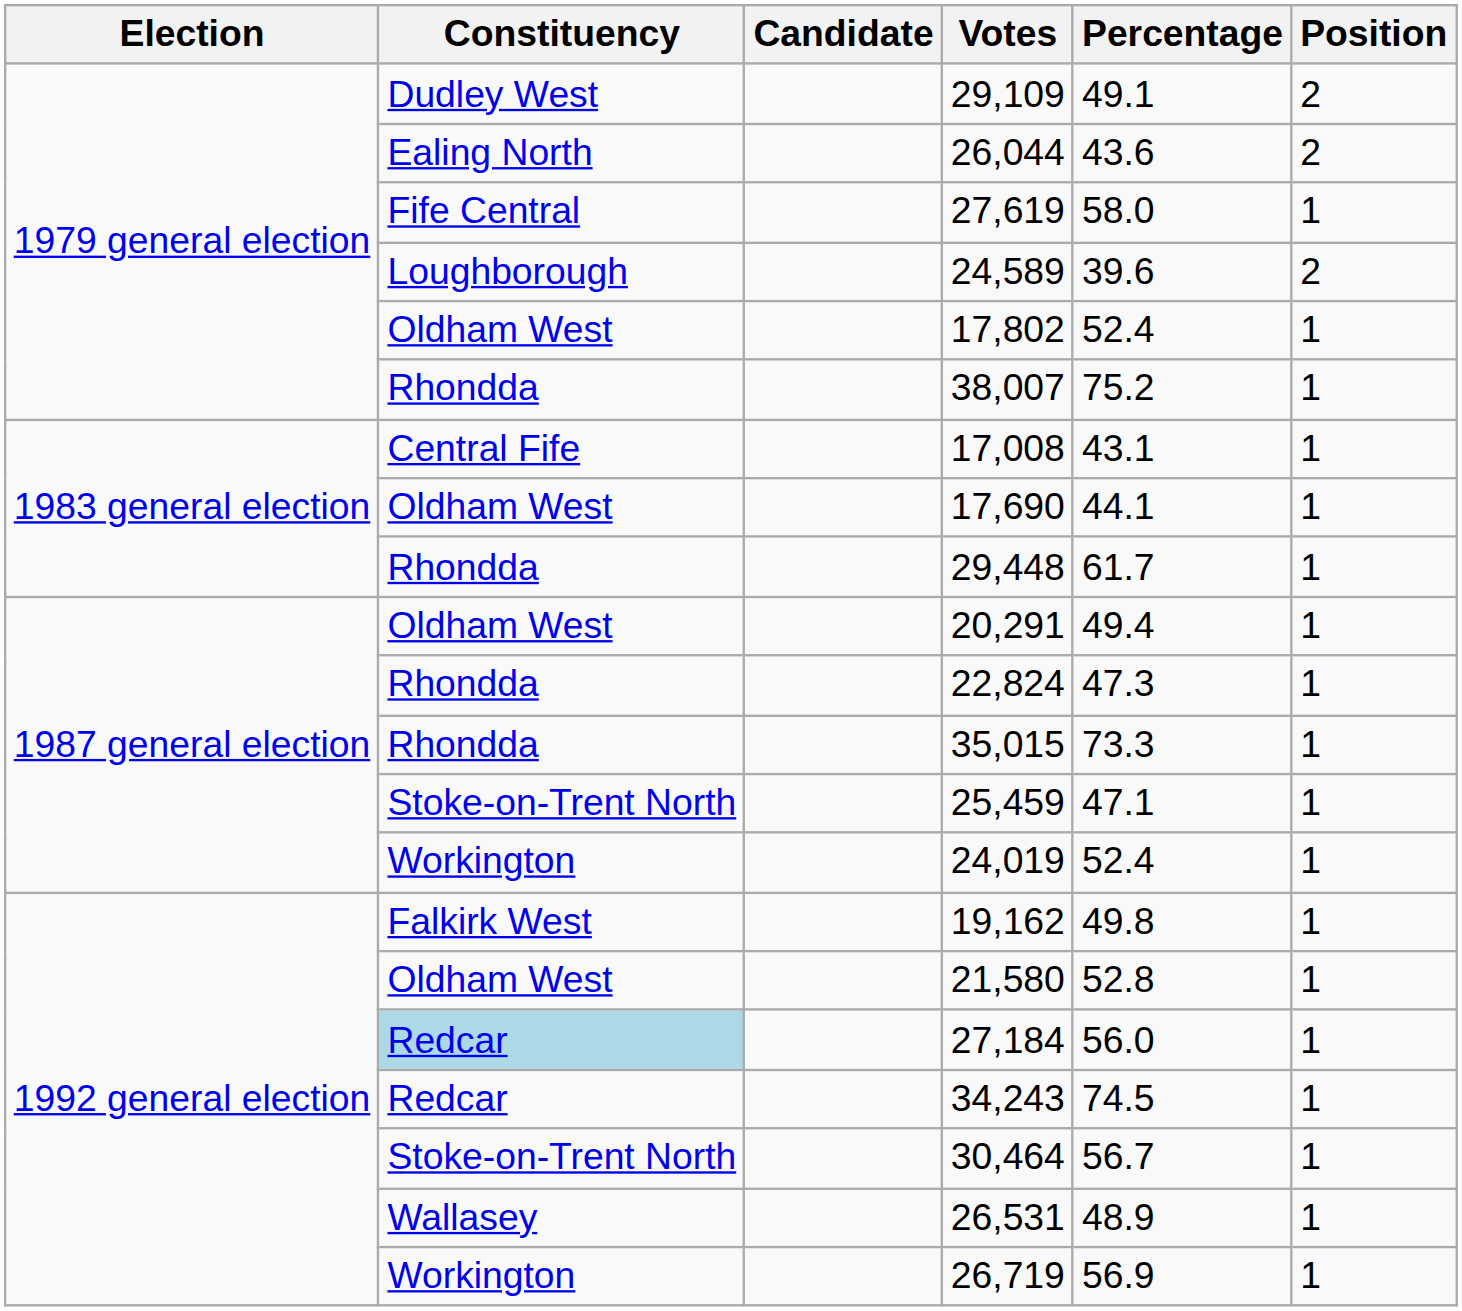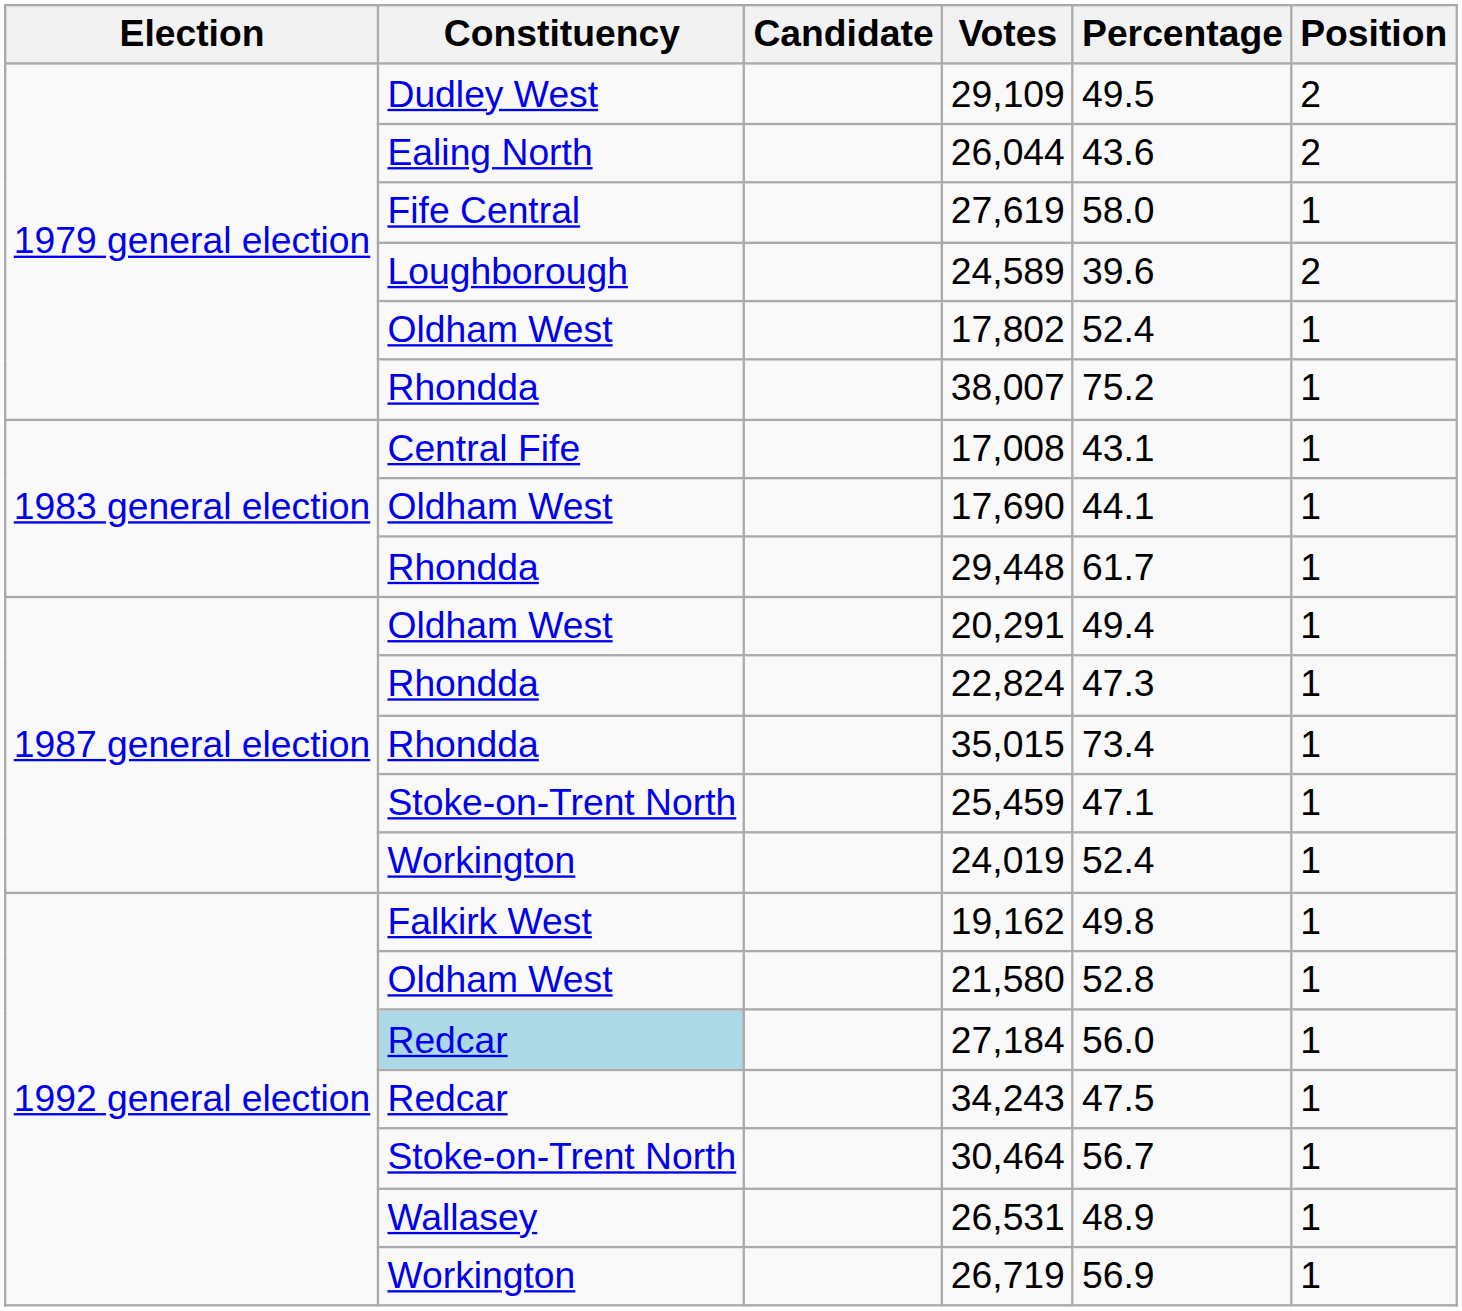(1118, 93) 49.1 -> (1118, 93) 49.5
(1118, 743) 73.3 -> (1118, 743) 73.4
(1118, 1098) 74.5 -> (1118, 1098) 47.5
